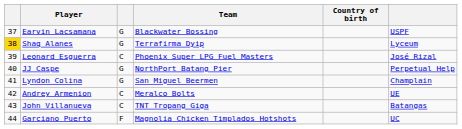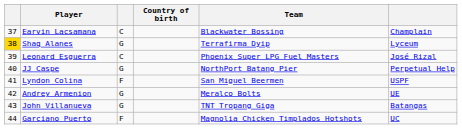columns swapped: (356, 15) <-> (228, 15)
(121, 32) G -> (121, 32) C
(400, 32) USPF -> (411, 32) Champlain
(121, 81) G -> (121, 81) F
(411, 81) Champlain -> (400, 81) USPF
(121, 94) C -> (121, 94) G
(121, 106) C -> (121, 106) G
